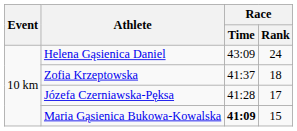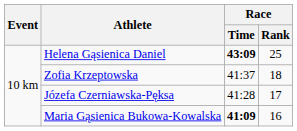(241, 55) normal -> (241, 55) bold
(276, 55) 24 -> (276, 55) 25
(276, 115) 15 -> (276, 115) 16
